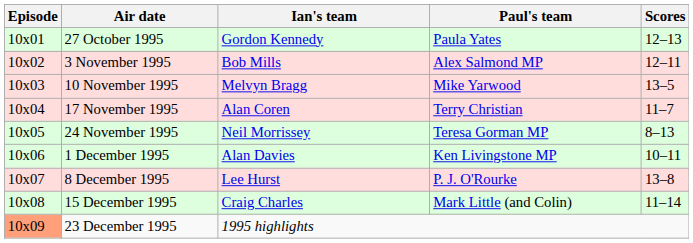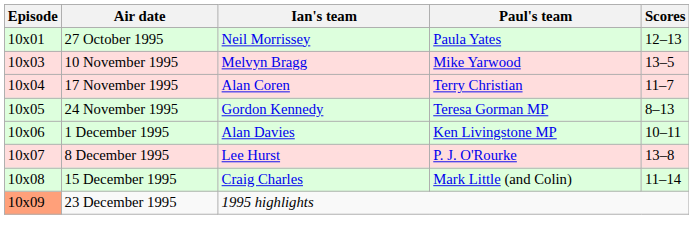(273, 39) Gordon Kennedy -> (266, 39) Neil Morrissey
- row: (118, 62)
(266, 132) Neil Morrissey -> (273, 109) Gordon Kennedy
